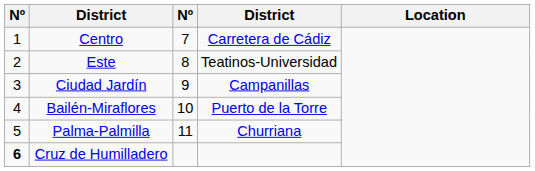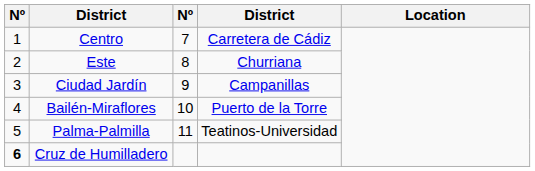(269, 62) Teatinos-Universidad -> (269, 62) Churriana
(269, 131) Churriana -> (269, 131) Teatinos-Universidad
